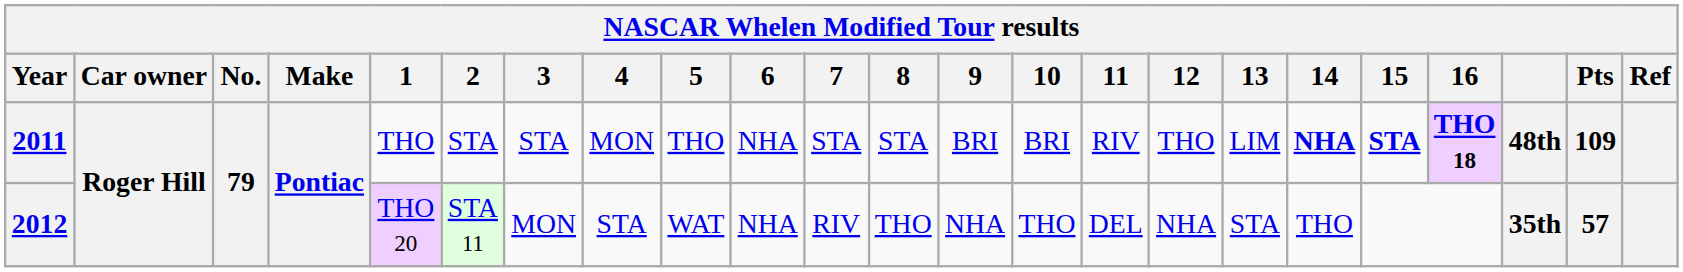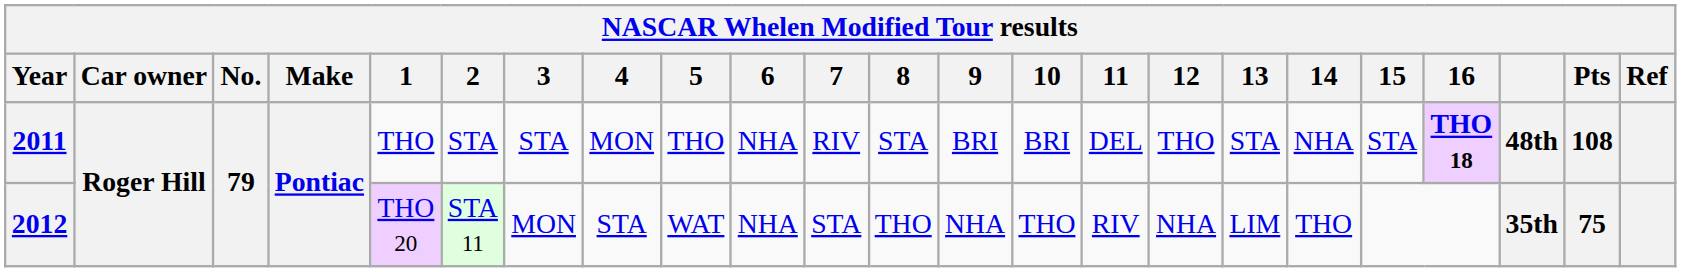(836, 141) STA -> (836, 141) RIV
(1116, 141) RIV -> (1116, 141) DEL
(1255, 141) LIM -> (1255, 141) STA
(1324, 141) bold -> (1324, 141) normal
(1395, 141) bold -> (1392, 141) normal
(1595, 141) 109 -> (1592, 141) 108
(836, 224) RIV -> (836, 224) STA
(1116, 224) DEL -> (1116, 224) RIV
(1255, 224) STA -> (1255, 224) LIM
(1595, 224) 57 -> (1592, 224) 75
